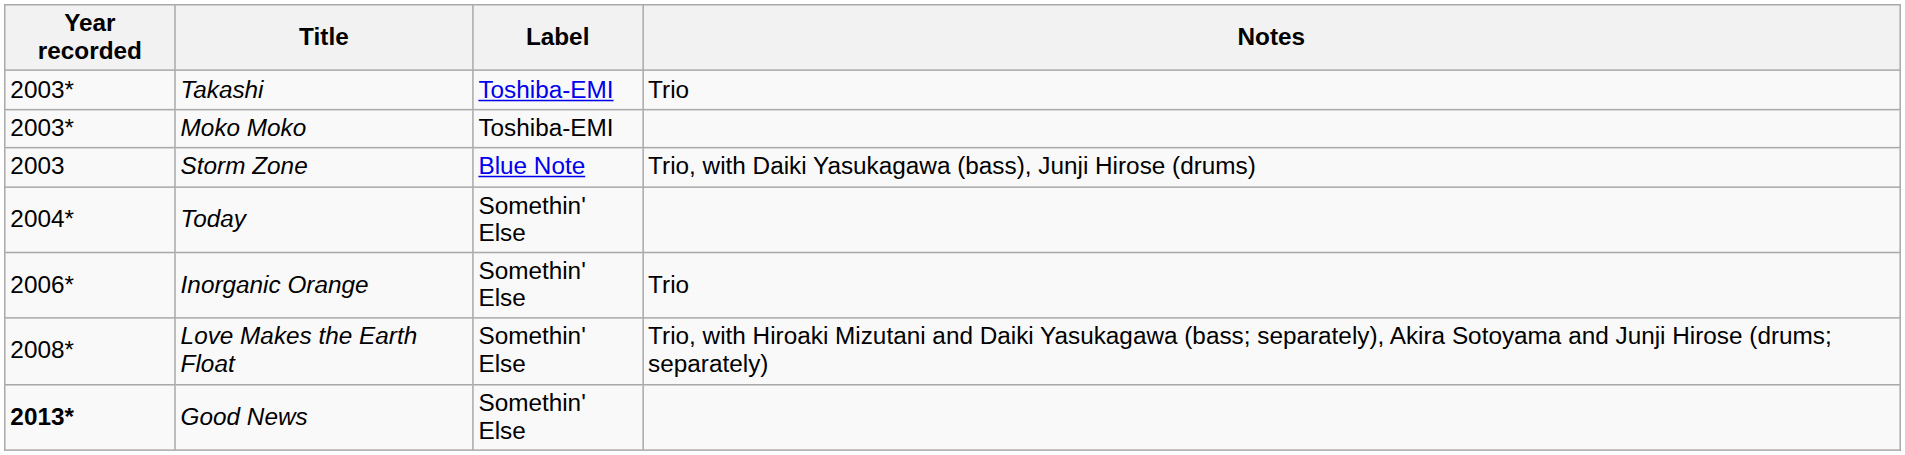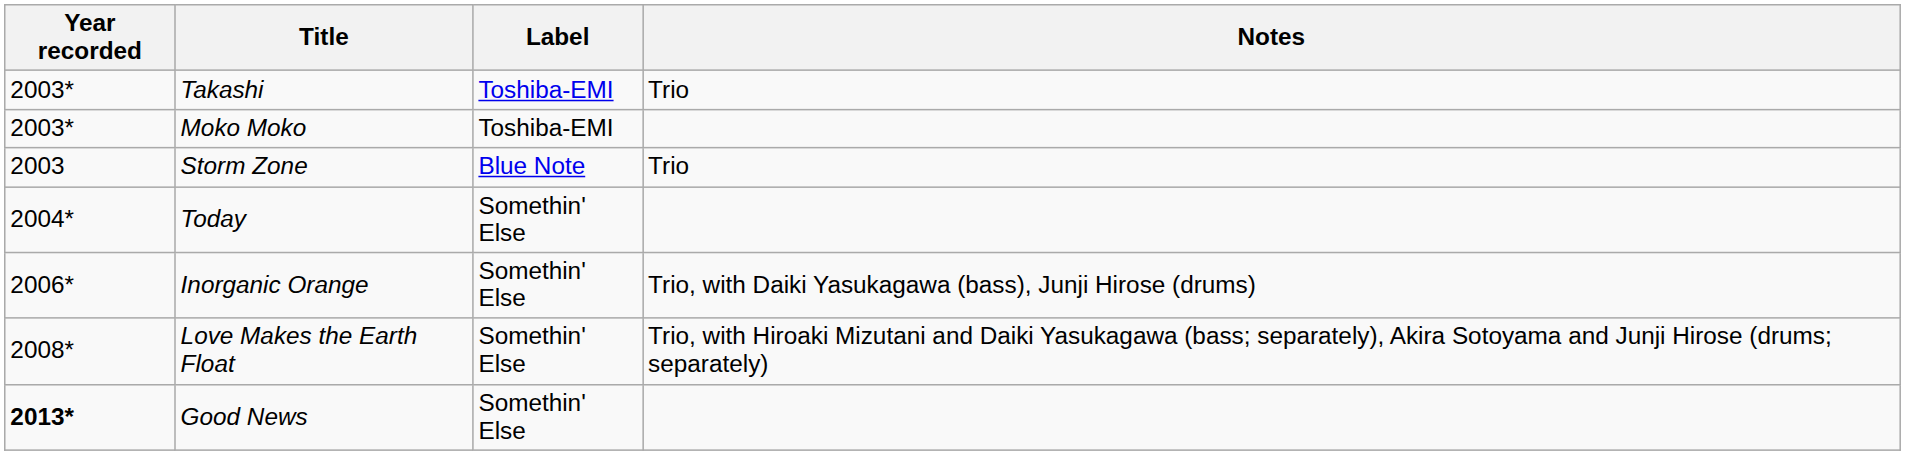(952, 166) Trio, with Daiki Yasukagawa (bass), Junji Hirose (drums) -> (669, 166) Trio
(669, 285) Trio -> (952, 285) Trio, with Daiki Yasukagawa (bass), Junji Hirose (drums)
